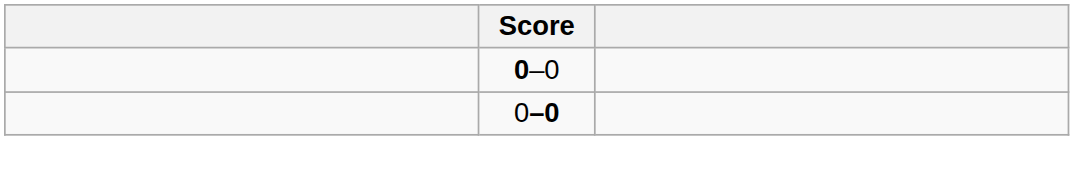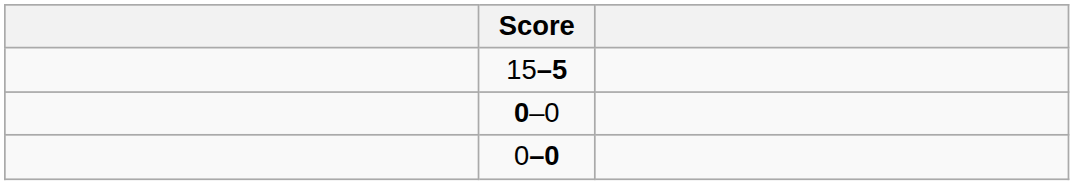+ row: (242, 70)
